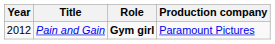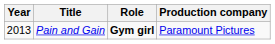(19, 30) 2012 -> (19, 30) 2013
